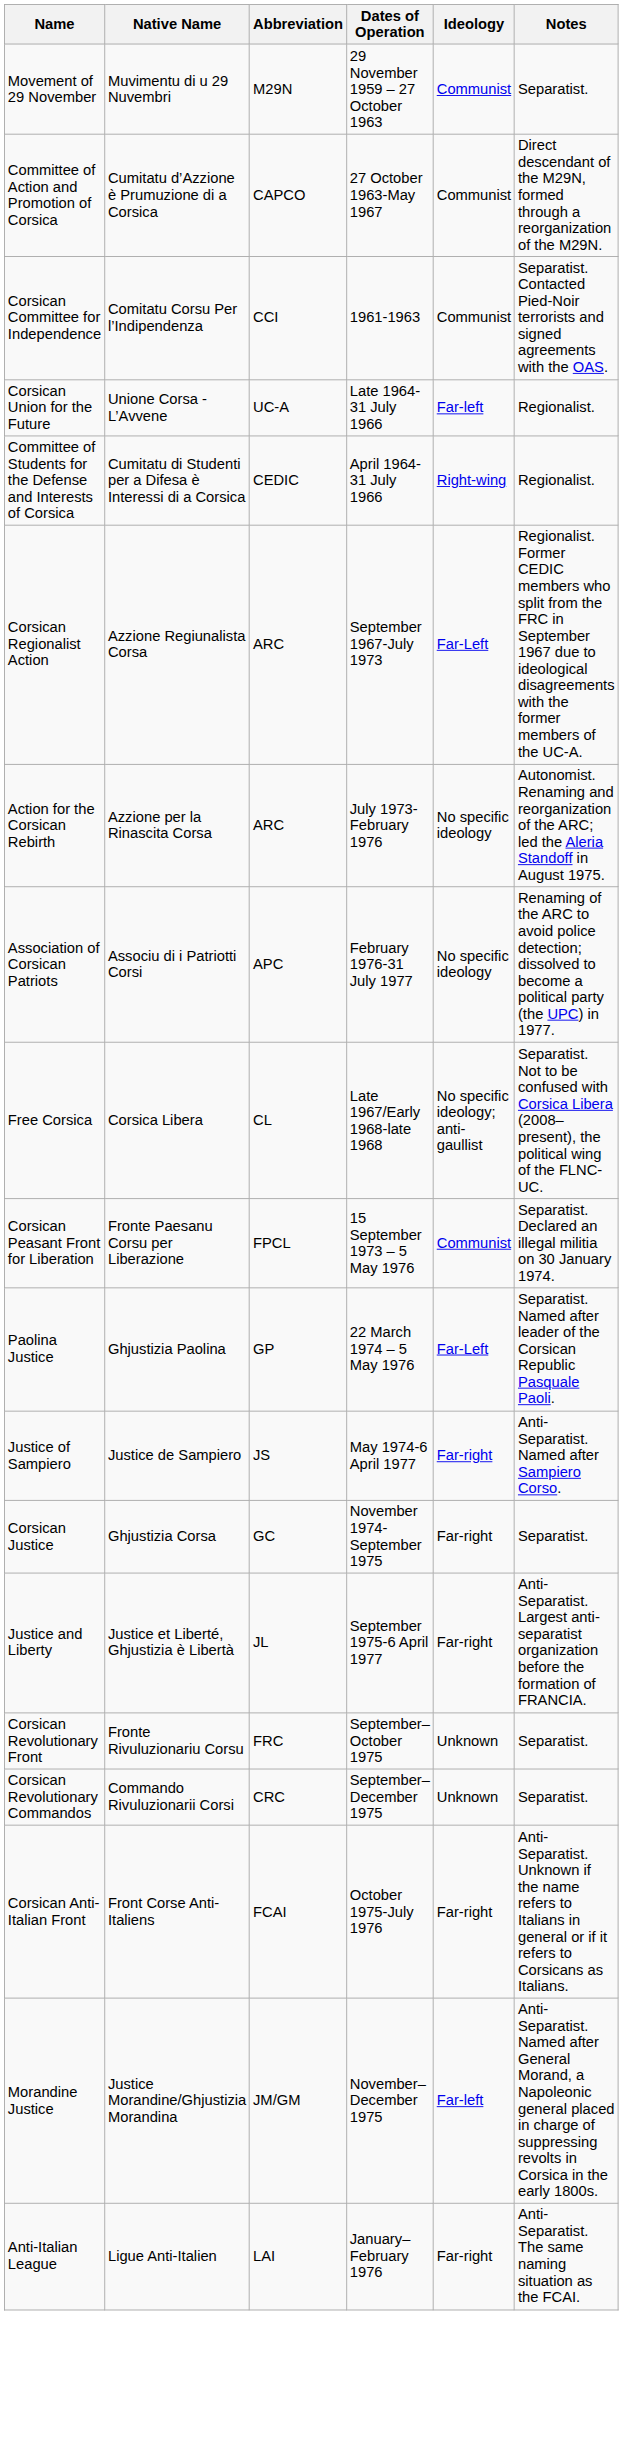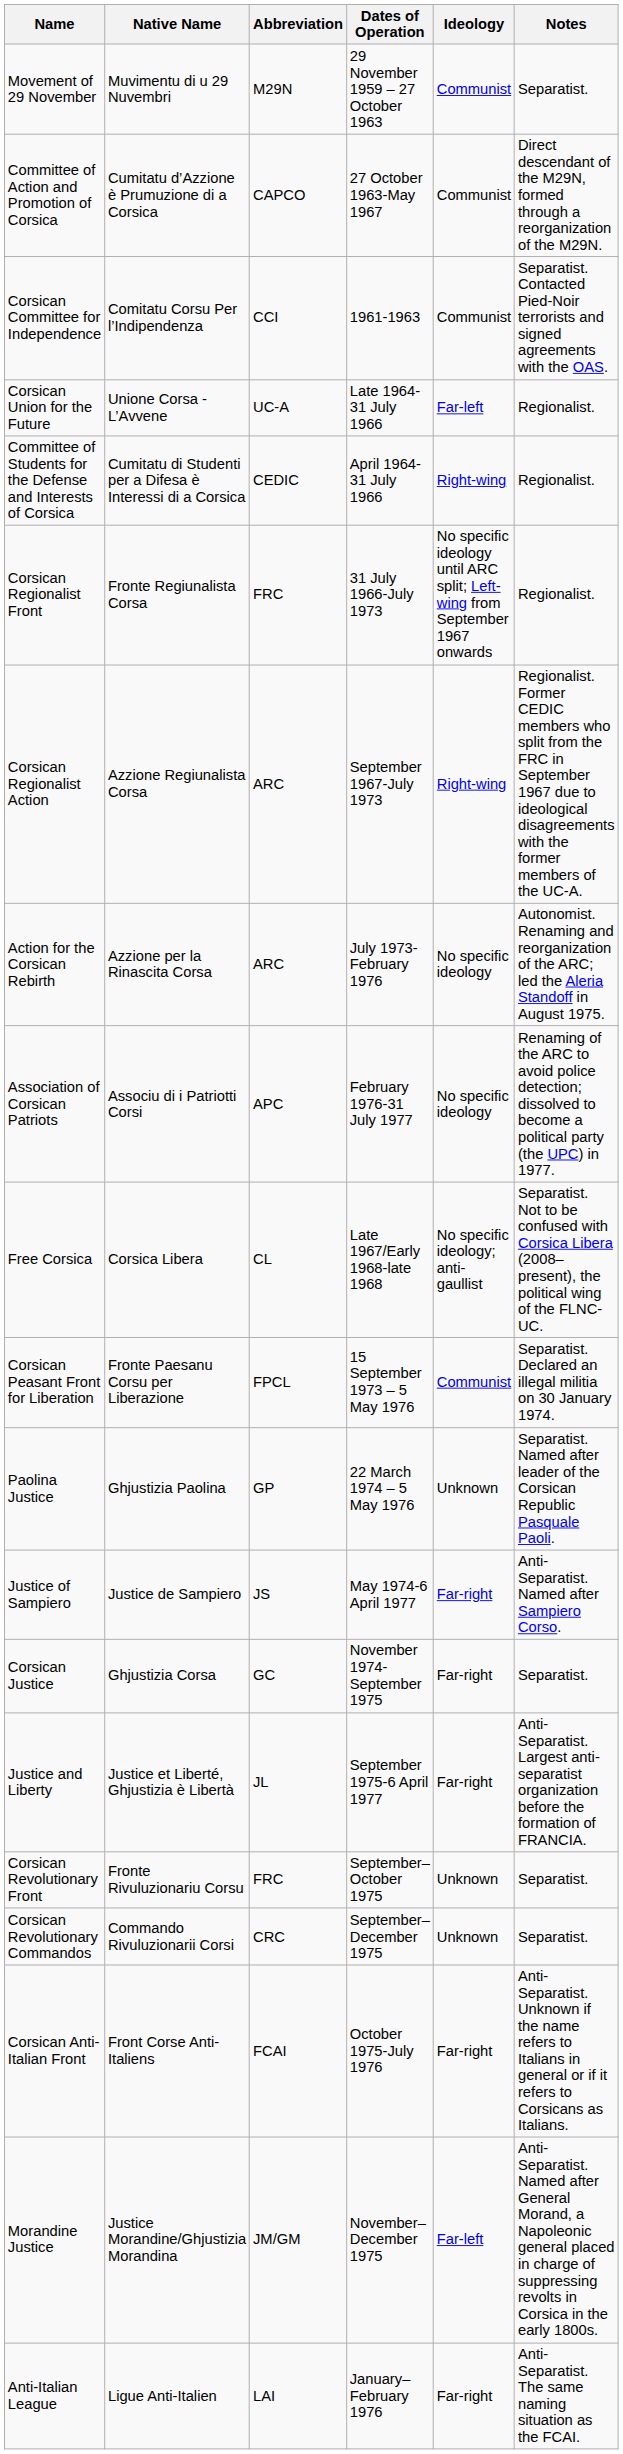+ row: (44, 595)
(463, 644) Far-Left -> (472, 784) Right-wing
(463, 1349) Far-Left -> (467, 1488) Unknown
